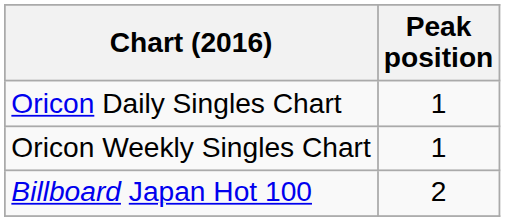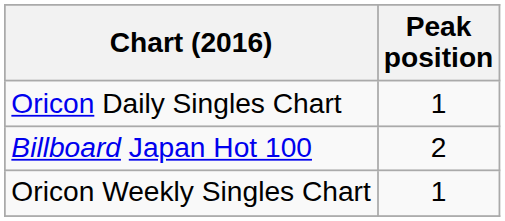rows swapped: (191, 147) <-> (162, 192)
